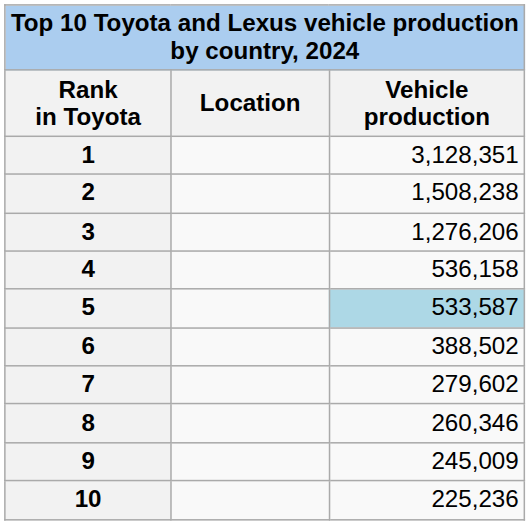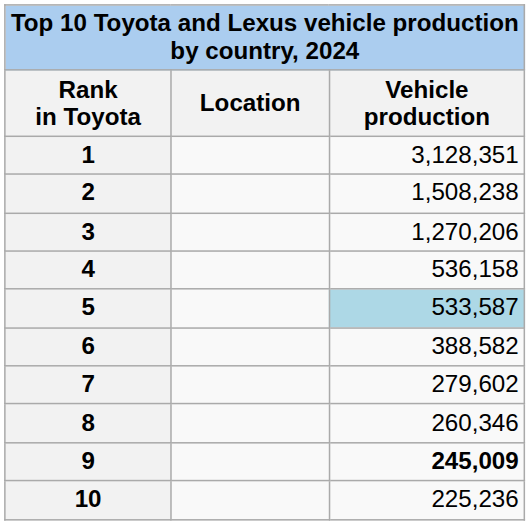(465, 231) 1,276,206 -> (465, 231) 1,270,206
(475, 346) 388,502 -> (475, 346) 388,582
(475, 461) normal -> (475, 461) bold
